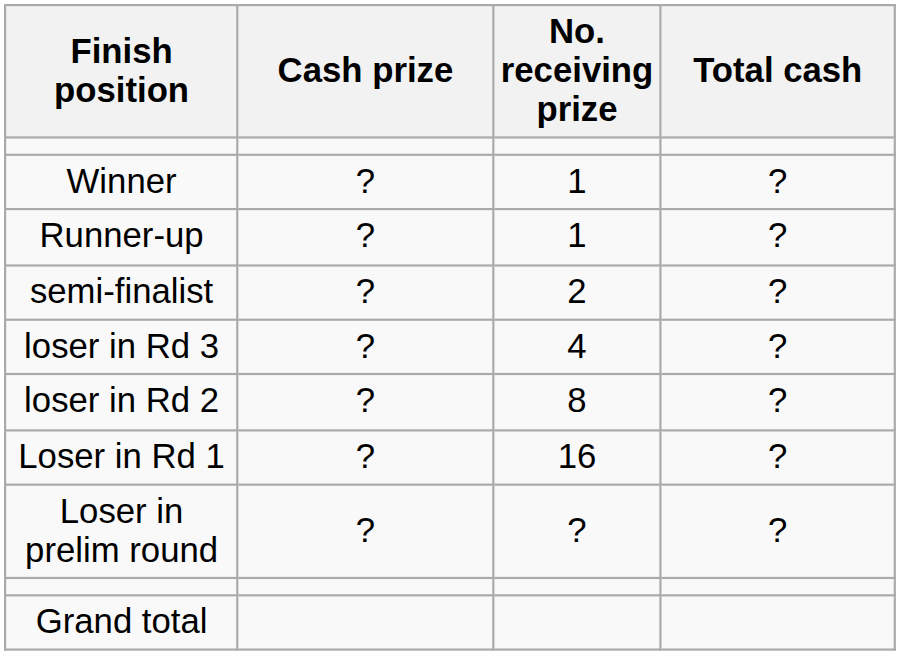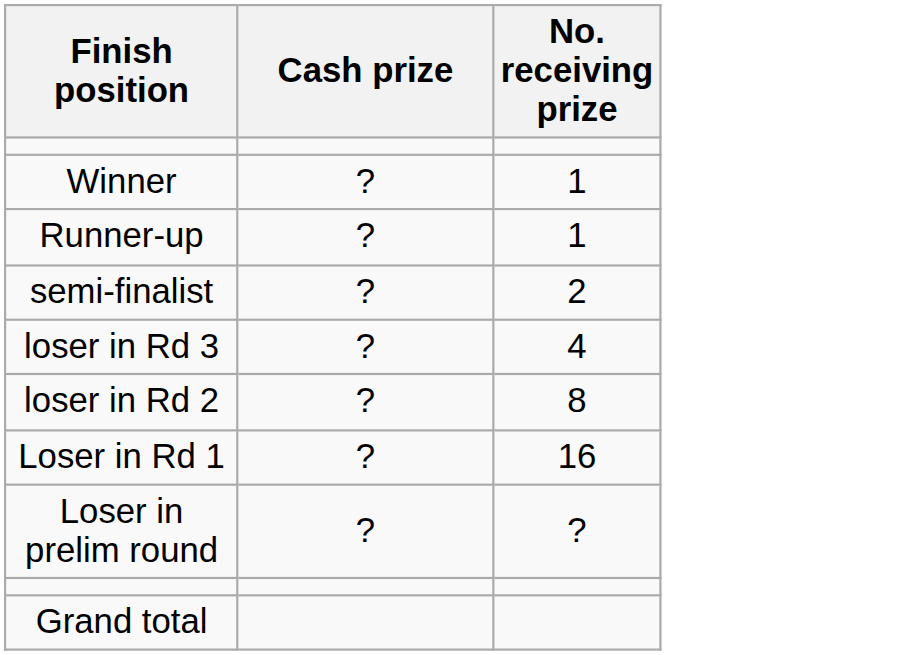- column: (778, 71)
